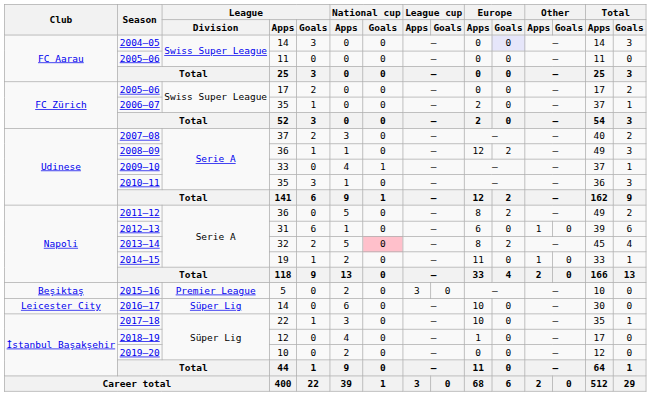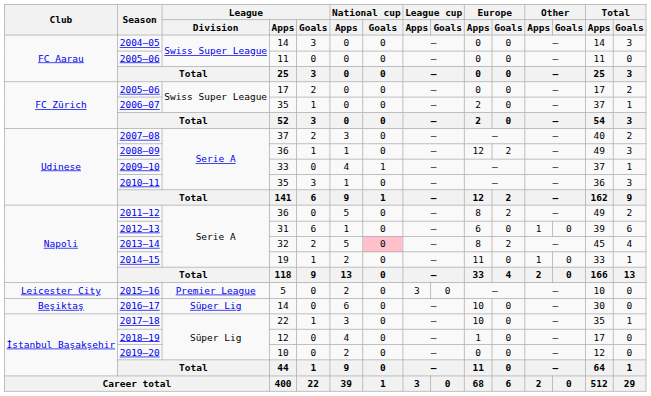(508, 43) lavender background -> (508, 43) no background
(61, 291) Beşiktaş -> (61, 291) Leicester City
(61, 306) Leicester City -> (61, 306) Beşiktaş
